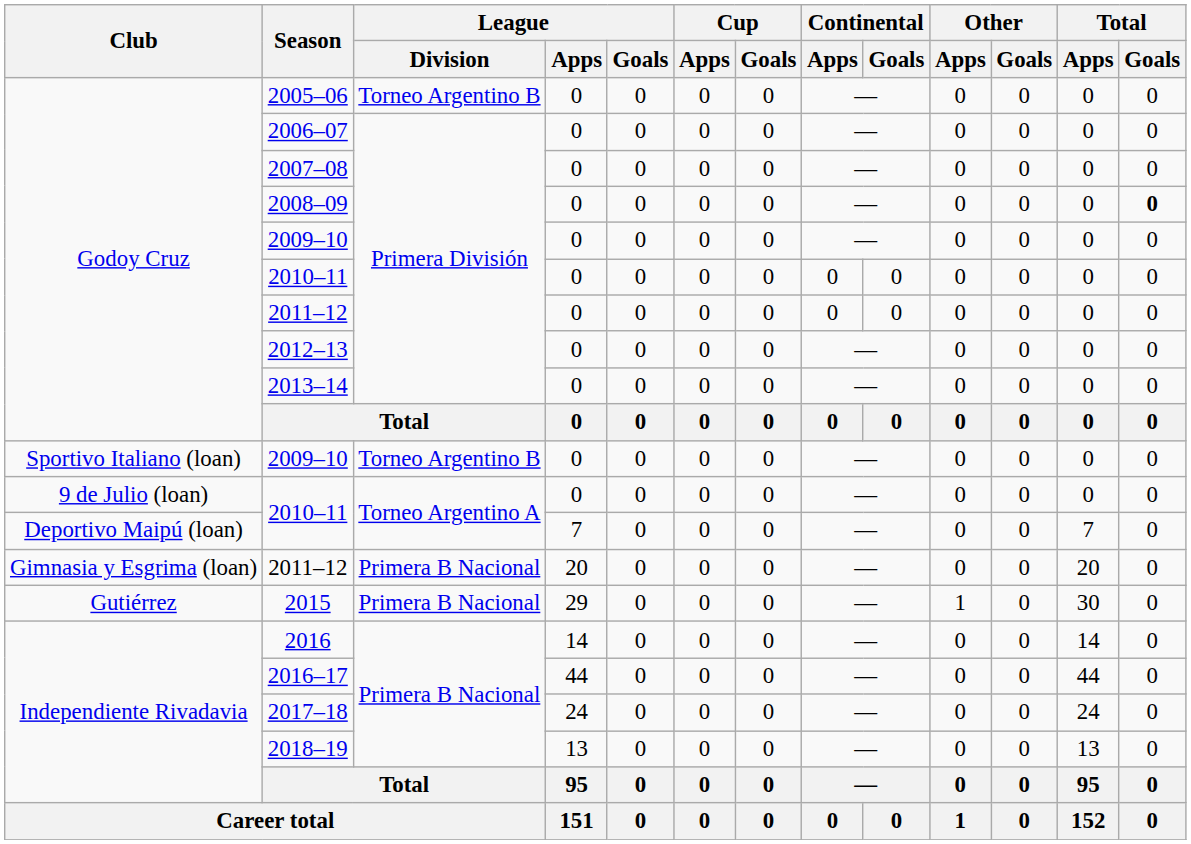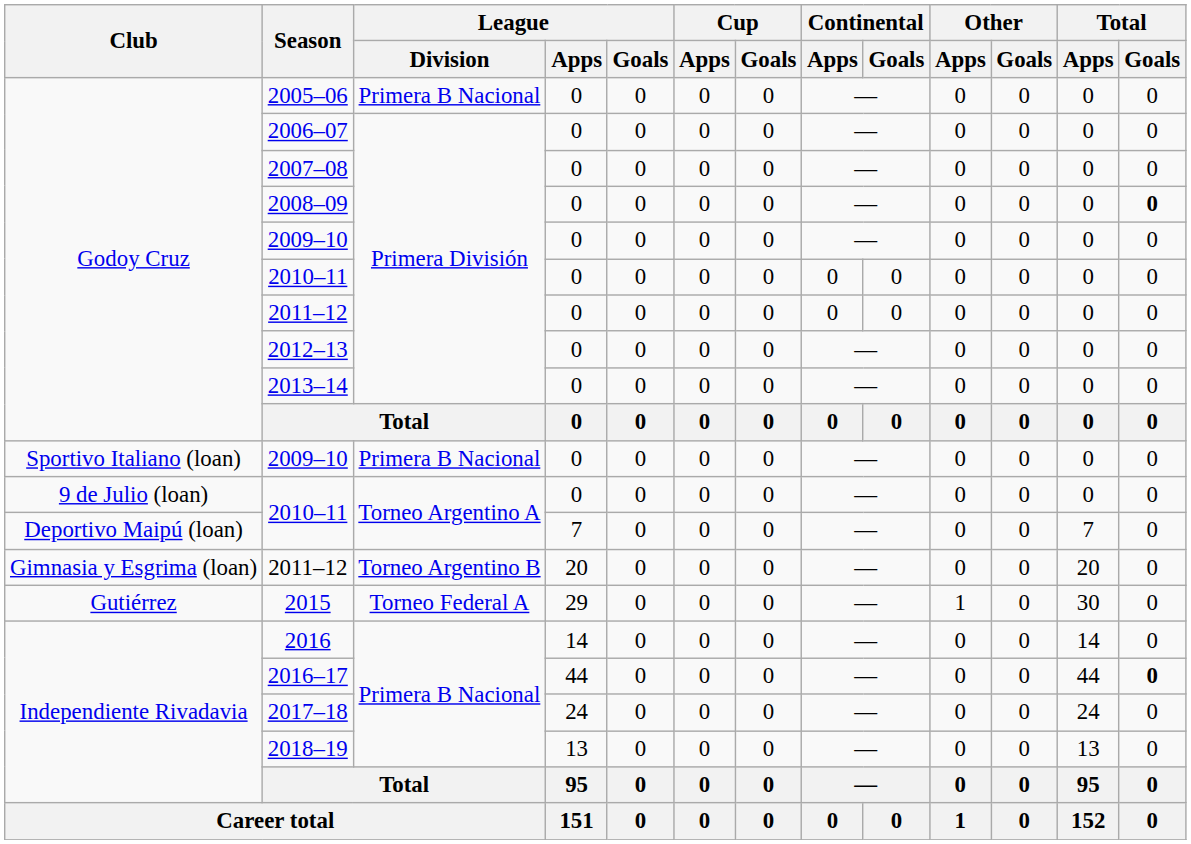(449, 95) Torneo Argentino B -> (449, 95) Primera B Nacional
(449, 458) Torneo Argentino B -> (449, 458) Primera B Nacional
(449, 566) Primera B Nacional -> (449, 566) Torneo Argentino B
(449, 603) Primera B Nacional -> (449, 603) Torneo Federal A
(1152, 675) normal -> (1152, 675) bold
